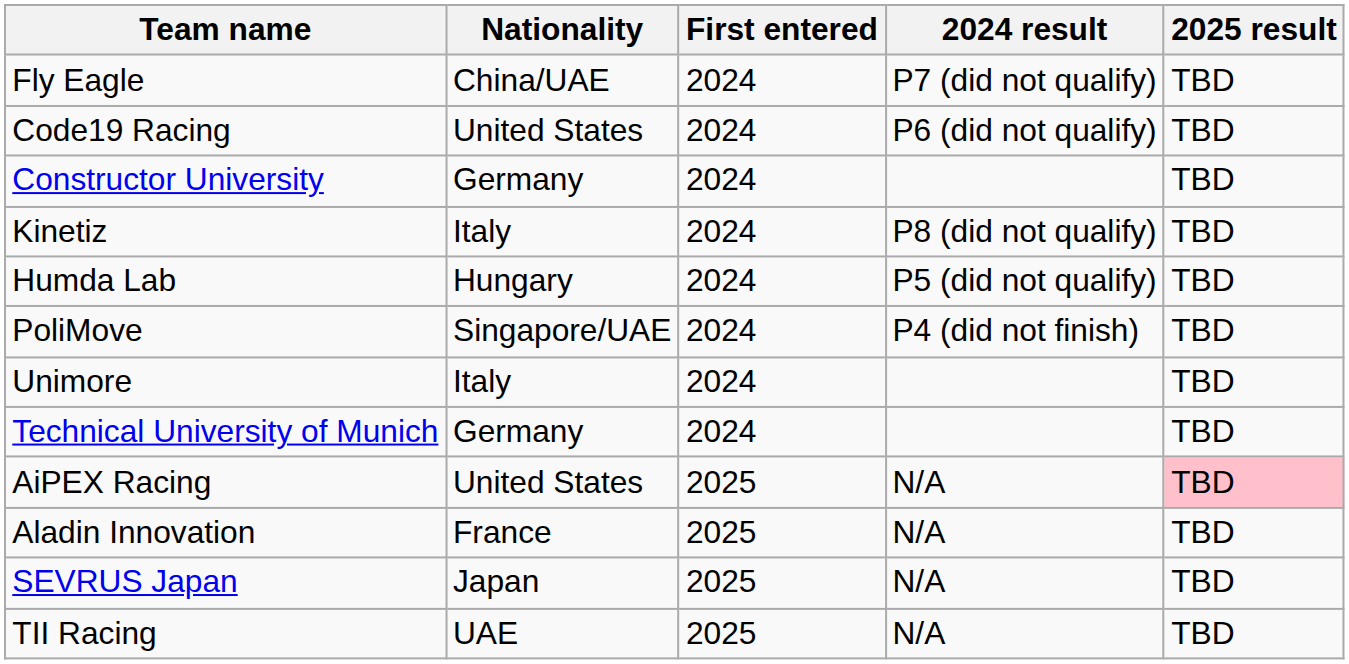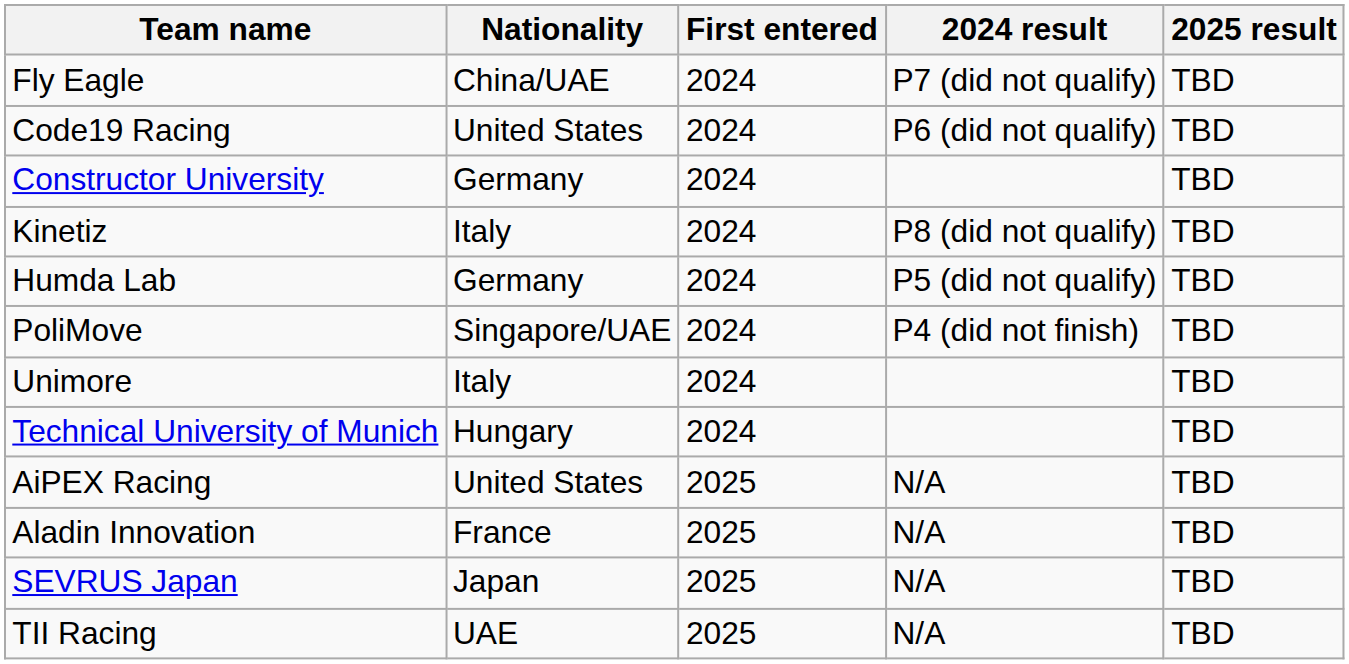(513, 280) Hungary -> (518, 280) Germany
(518, 431) Germany -> (513, 431) Hungary
(1203, 481) pink background -> (1203, 481) no background
